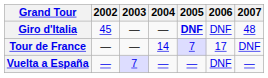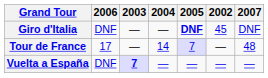columns swapped: (105, 13) <-> (221, 13)
(249, 30) 48 -> (249, 30) DNF
(249, 47) DNF -> (249, 47) 48
(134, 64) normal -> (134, 64) bold
